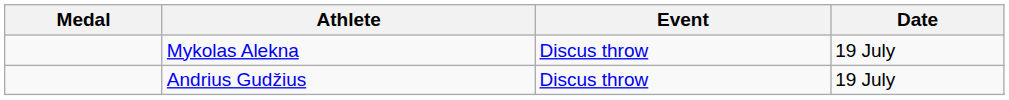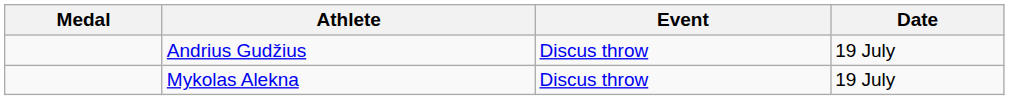rows swapped: (233, 50) <-> (237, 80)
